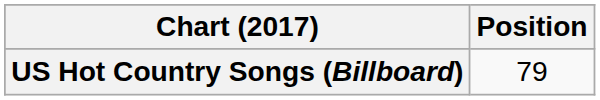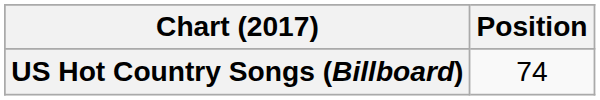(532, 71) 79 -> (532, 71) 74
